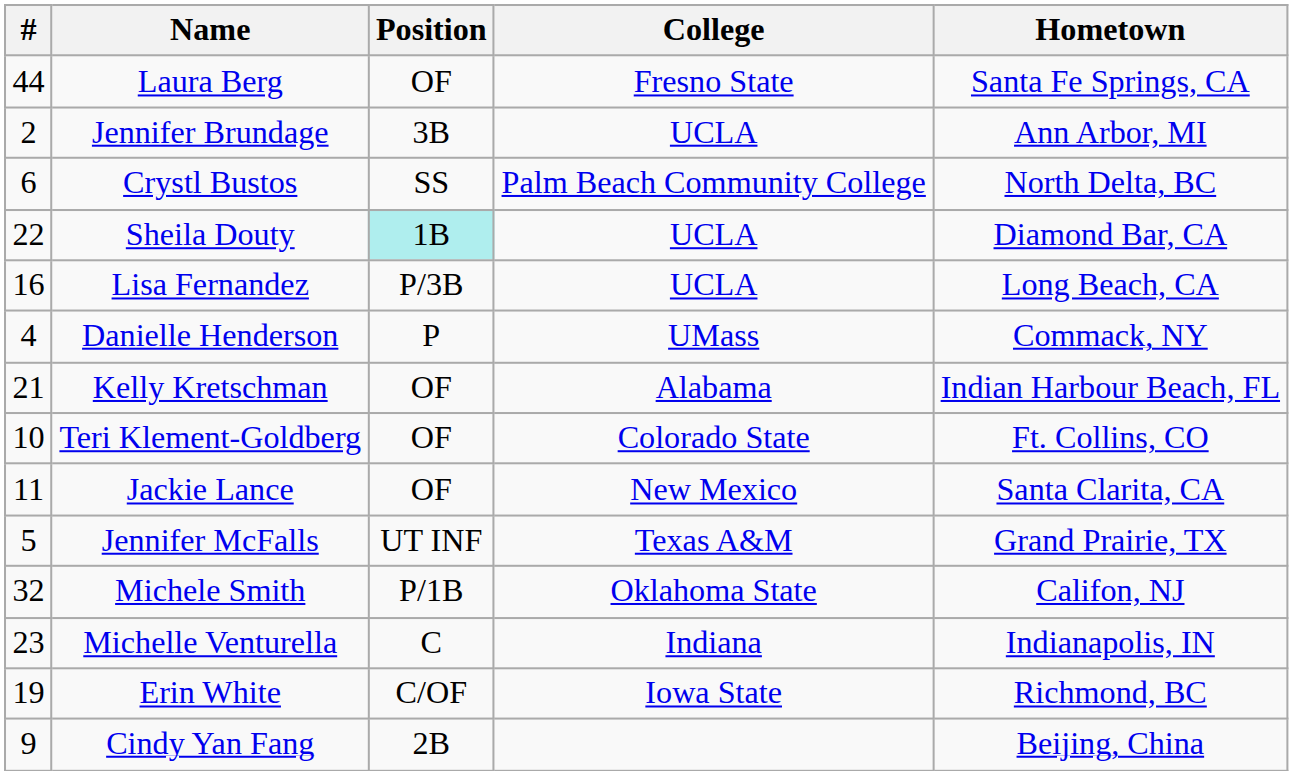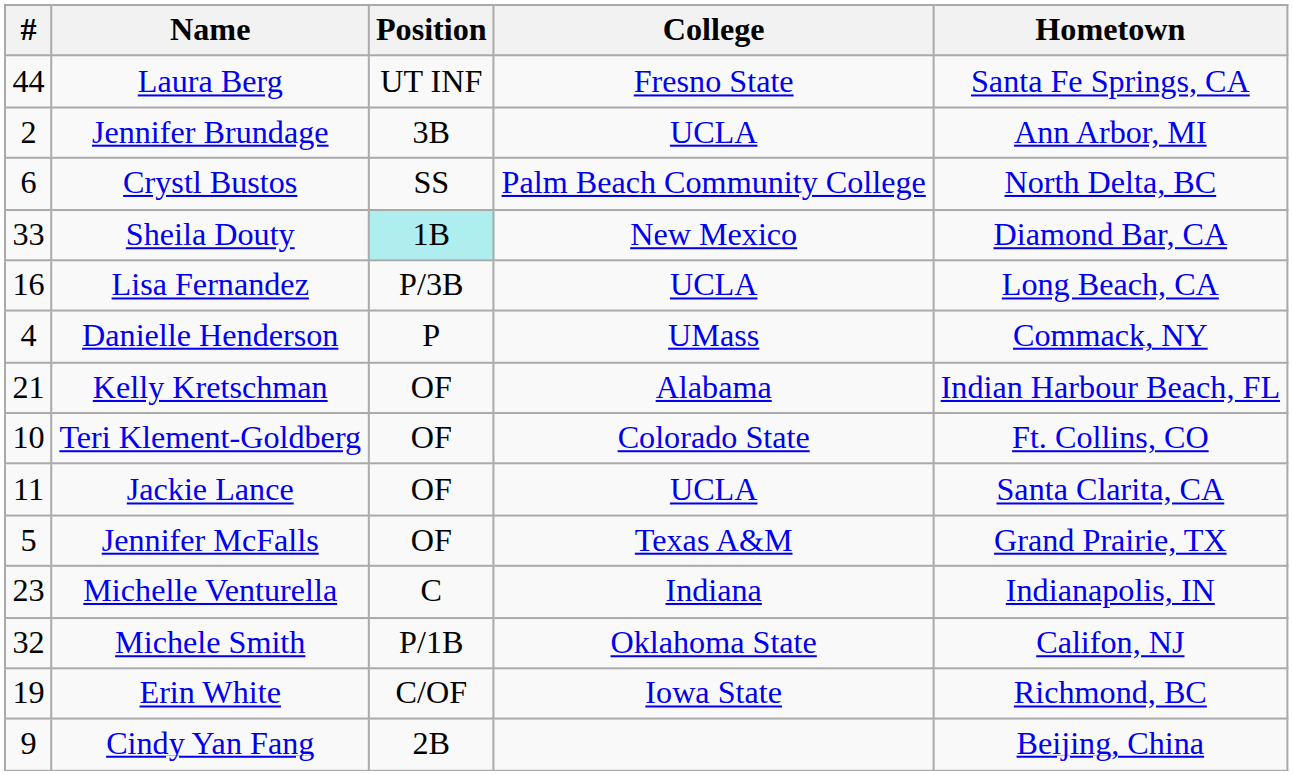(431, 81) OF -> (431, 81) UT INF
(28, 234) 22 -> (28, 234) 33
(714, 234) UCLA -> (714, 234) New Mexico
(714, 489) New Mexico -> (714, 489) UCLA
(431, 540) UT INF -> (431, 540) OF
rows swapped: (210, 591) <-> (210, 642)
